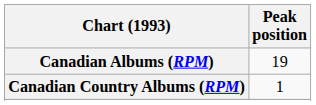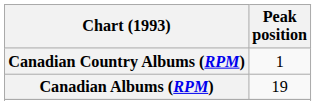rows swapped: (127, 61) <-> (127, 86)
